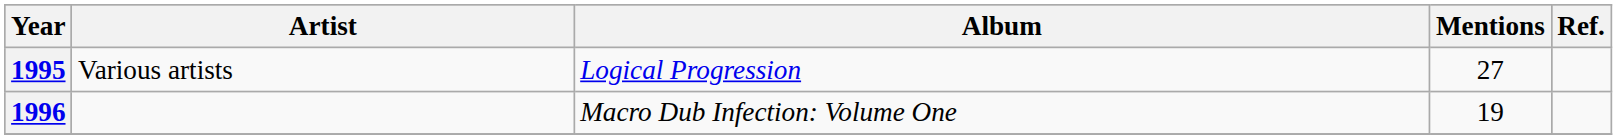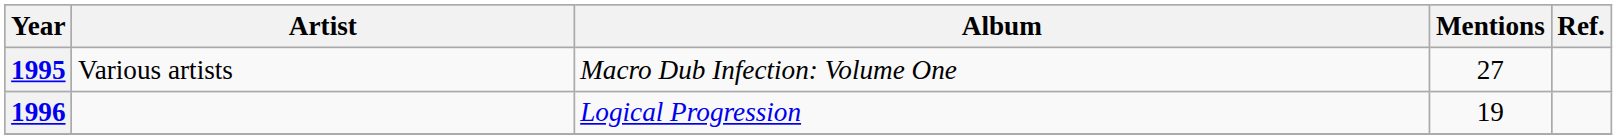(691, 69) Logical Progression -> (769, 69) Macro Dub Infection: Volume One
(769, 112) Macro Dub Infection: Volume One -> (691, 112) Logical Progression
